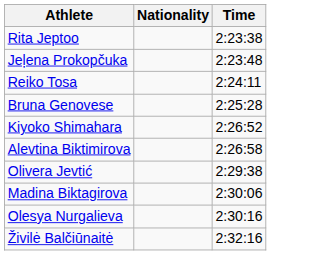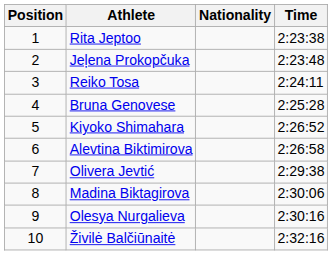+ column: (35, 15)
